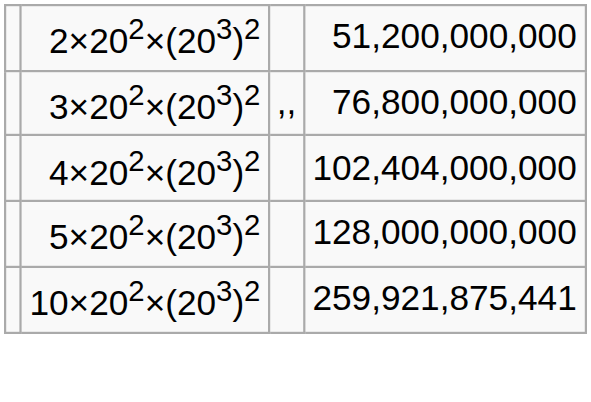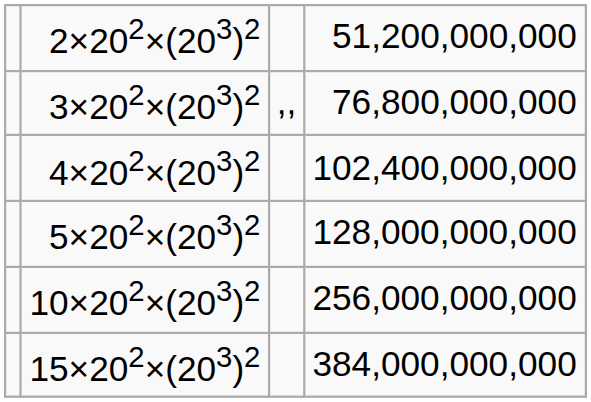(445, 167) 102,404,000,000 -> (445, 167) 102,400,000,000
(445, 298) 259,921,875,441 -> (445, 298) 256,000,000,000
+ row: (145, 363)
